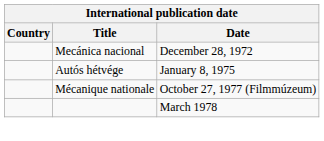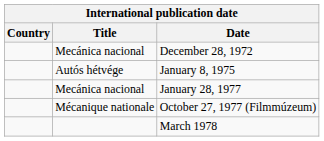+ row: (200, 88)
